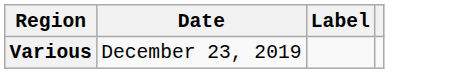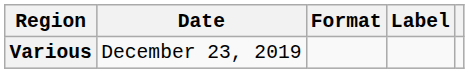+ column: (346, 21)
